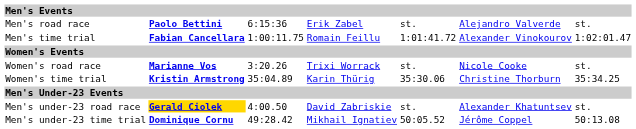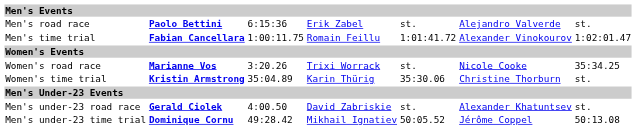(583, 65) st. -> (597, 65) 35:34.25
(597, 79) 35:34.25 -> (583, 79) st.
(186, 106) gold background -> (186, 106) no background
